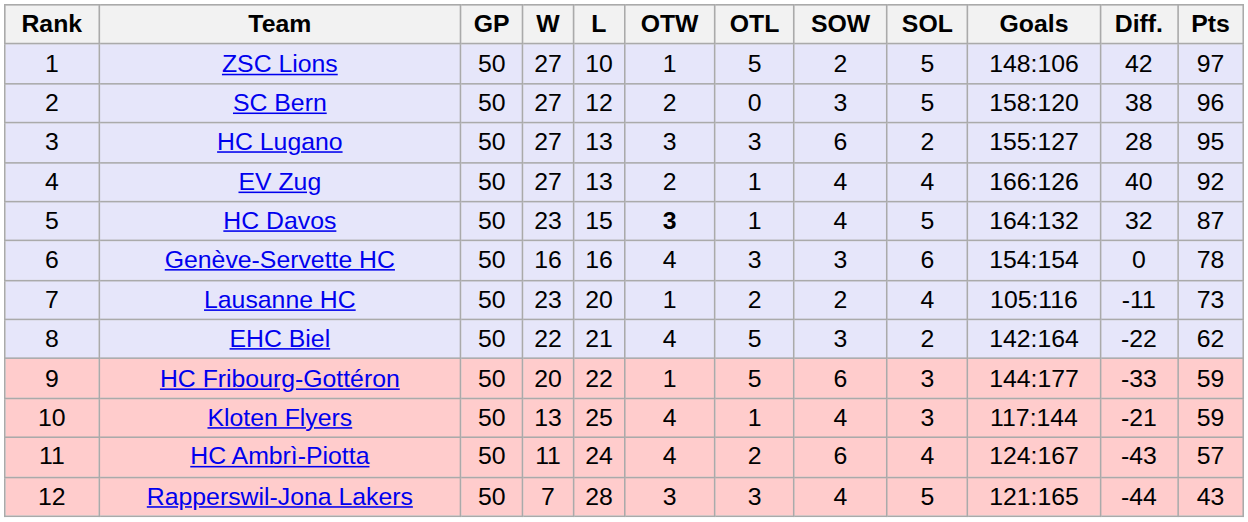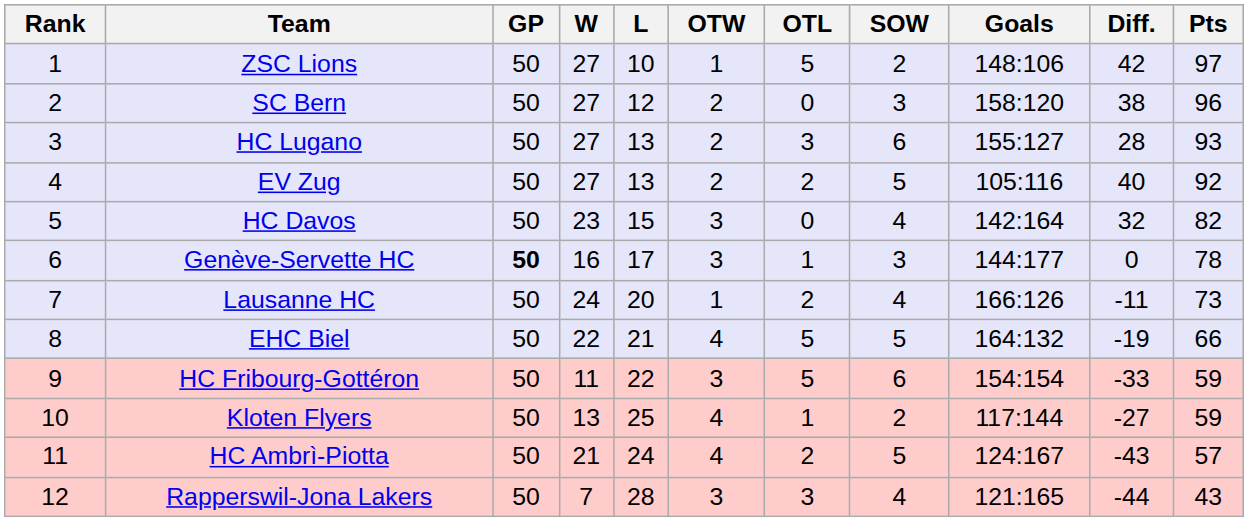- column: (927, 24)
(670, 142) 3 -> (716, 142) 2
(1210, 142) 95 -> (1208, 142) 93
(755, 181) 1 -> (807, 181) 2
(841, 181) 4 -> (899, 181) 5
(1034, 181) 166:126 -> (1019, 181) 105:116
(670, 220) bold -> (716, 220) normal
(755, 220) 1 -> (807, 220) 0
(1034, 220) 164:132 -> (1019, 220) 142:164
(1210, 220) 87 -> (1208, 220) 82
(492, 260) normal -> (526, 260) bold
(599, 260) 16 -> (641, 260) 17
(670, 260) 4 -> (716, 260) 3
(755, 260) 3 -> (807, 260) 1
(1034, 260) 154:154 -> (1019, 260) 144:177
(548, 299) 23 -> (586, 299) 24
(841, 299) 2 -> (899, 299) 4
(1034, 299) 105:116 -> (1019, 299) 166:126
(841, 338) 3 -> (899, 338) 5
(1034, 338) 142:164 -> (1019, 338) 164:132
(1139, 338) -22 -> (1132, 338) -19
(1210, 338) 62 -> (1208, 338) 66
(548, 378) 20 -> (586, 378) 11
(670, 378) 1 -> (716, 378) 3
(1034, 378) 144:177 -> (1019, 378) 154:154
(841, 417) 4 -> (899, 417) 2
(1139, 417) -21 -> (1132, 417) -27
(548, 456) 11 -> (586, 456) 21
(841, 456) 6 -> (899, 456) 5
